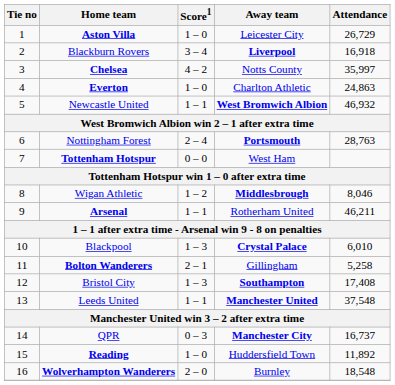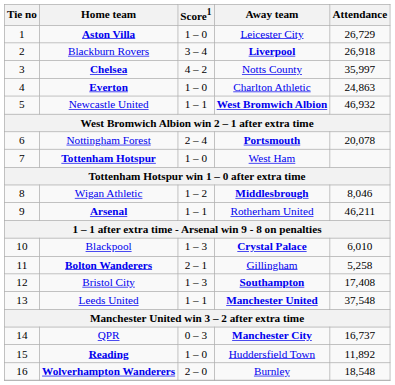(360, 51) 16,918 -> (360, 51) 26,918
(360, 140) 28,763 -> (360, 140) 20,078
(196, 158) 0 – 0 -> (196, 158) 1 – 0
